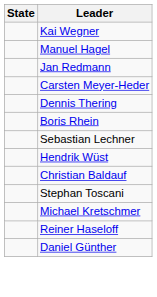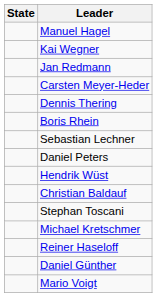rows swapped: (75, 49) <-> (70, 31)
+ row: (74, 157)
+ row: (68, 283)
